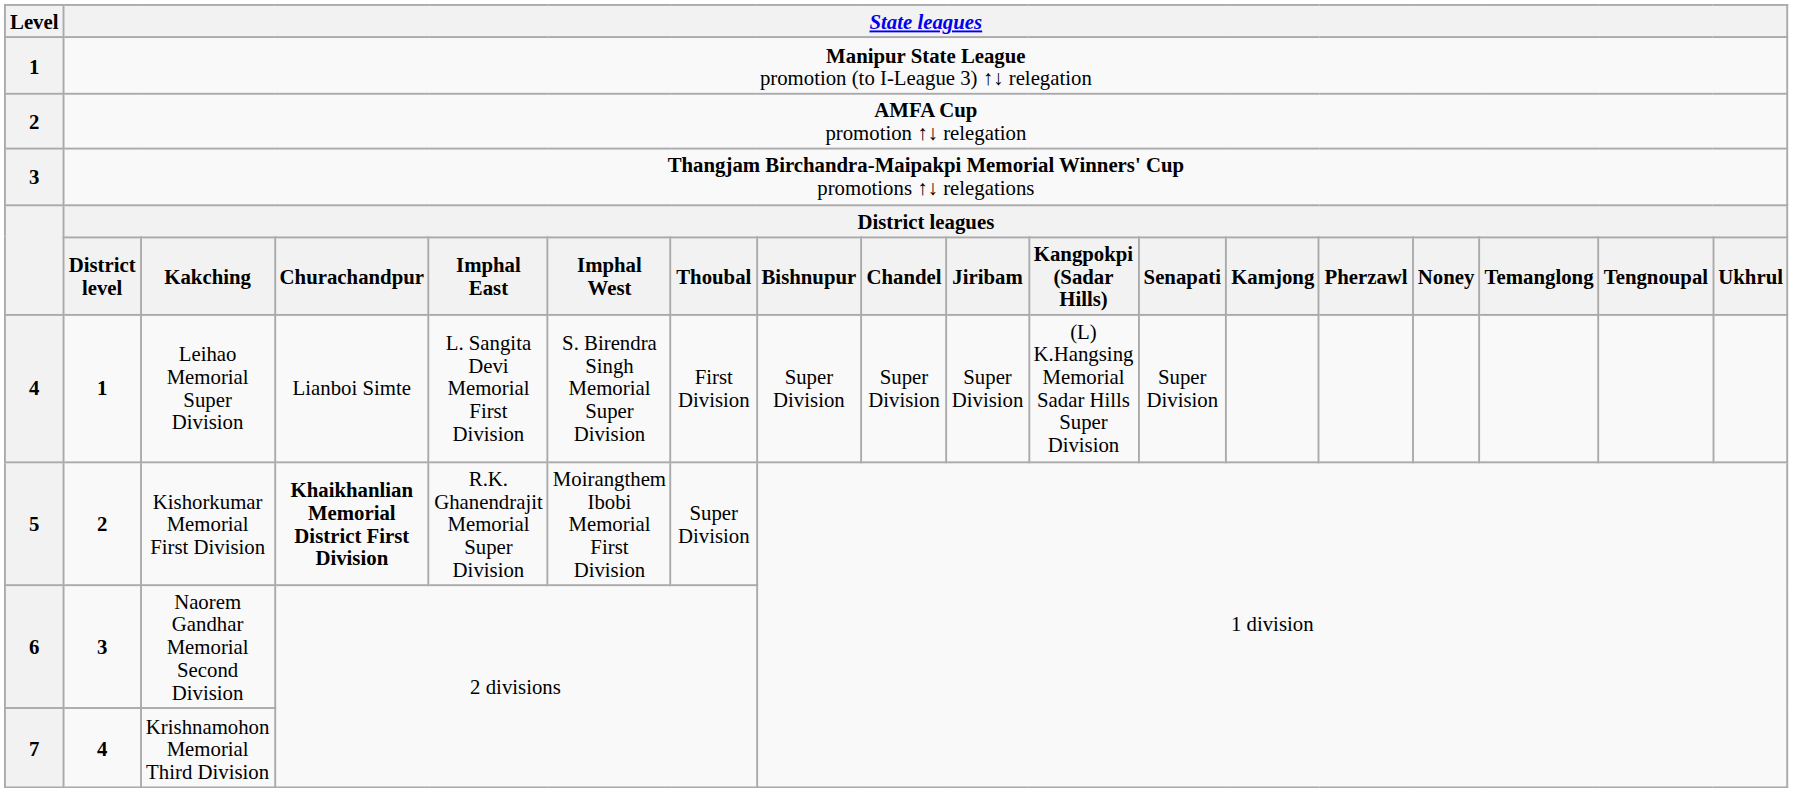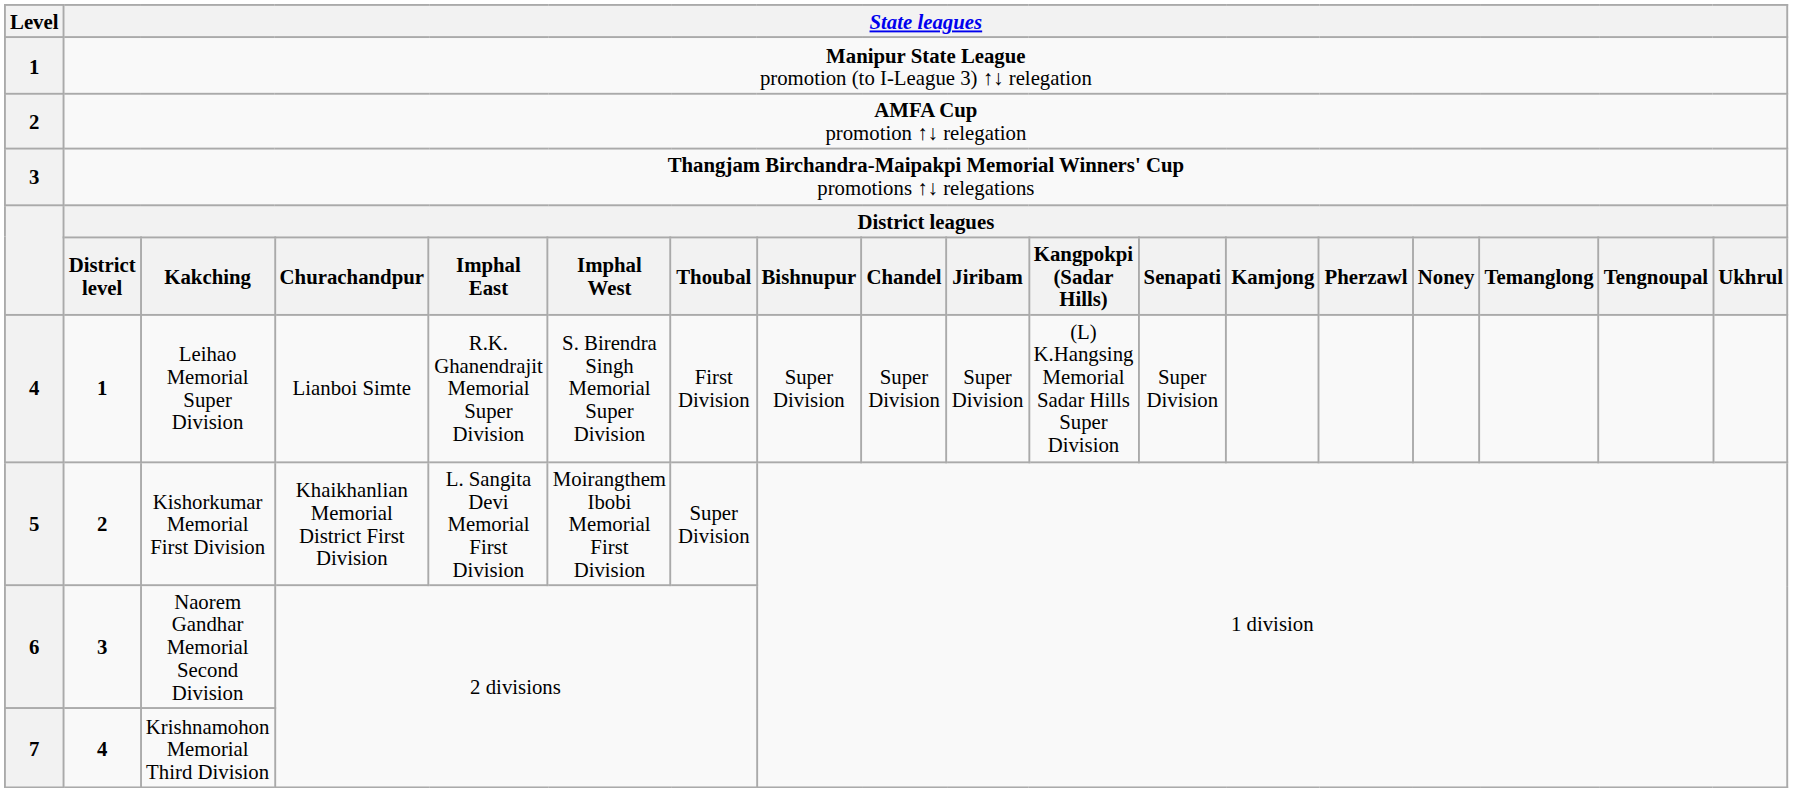(488, 388) L. Sangita Devi Memorial First Division -> (488, 388) R.K. Ghanendrajit Memorial Super Division
(352, 523) bold -> (352, 523) normal
(488, 523) R.K. Ghanendrajit Memorial Super Division -> (488, 523) L. Sangita Devi Memorial First Division
